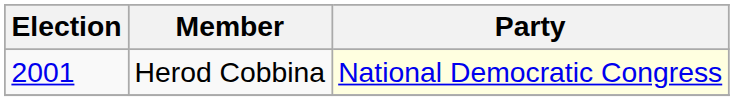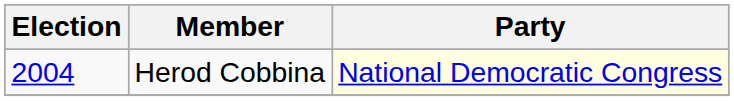(43, 71) 2001 -> (43, 71) 2004
